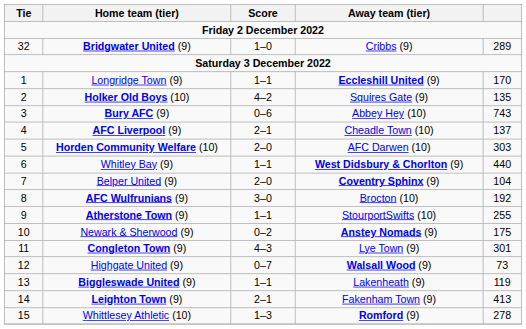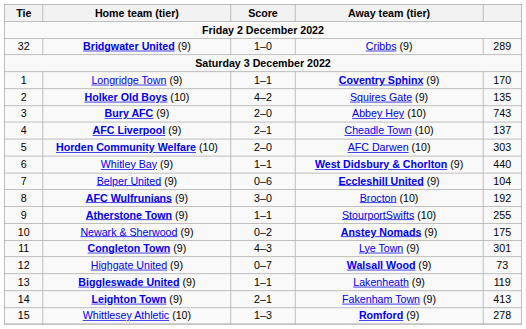(389, 81) Eccleshill United (9) -> (389, 81) Coventry Sphinx (9)
(263, 114) 0–6 -> (263, 114) 2–0
(263, 182) 2–0 -> (263, 182) 0–6
(389, 182) Coventry Sphinx (9) -> (389, 182) Eccleshill United (9)
